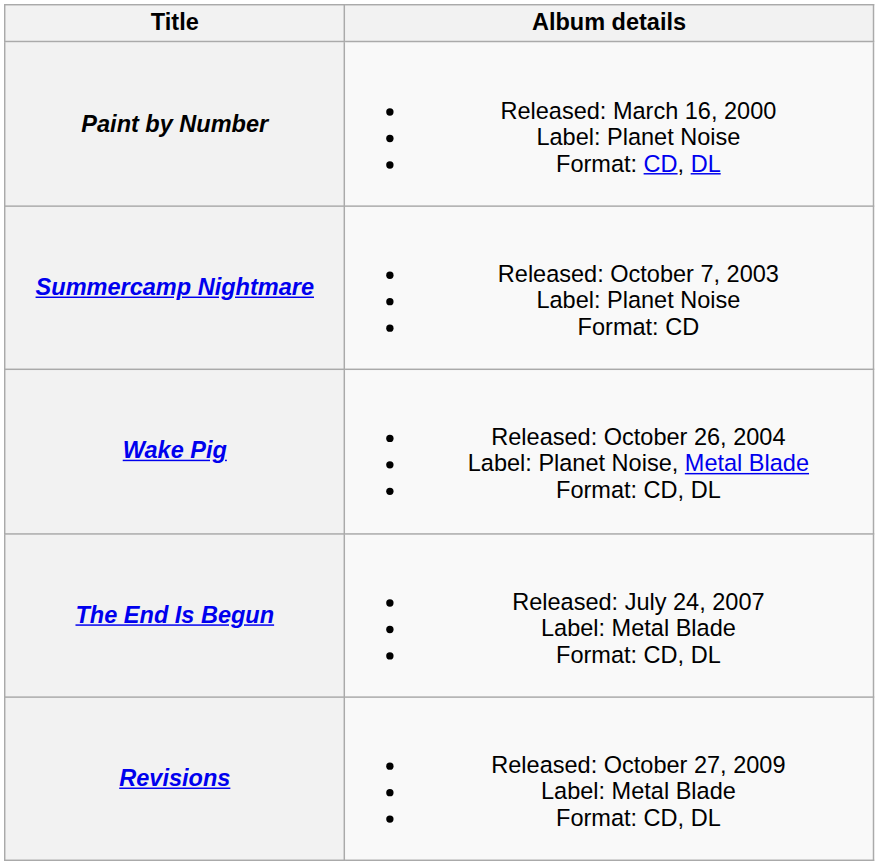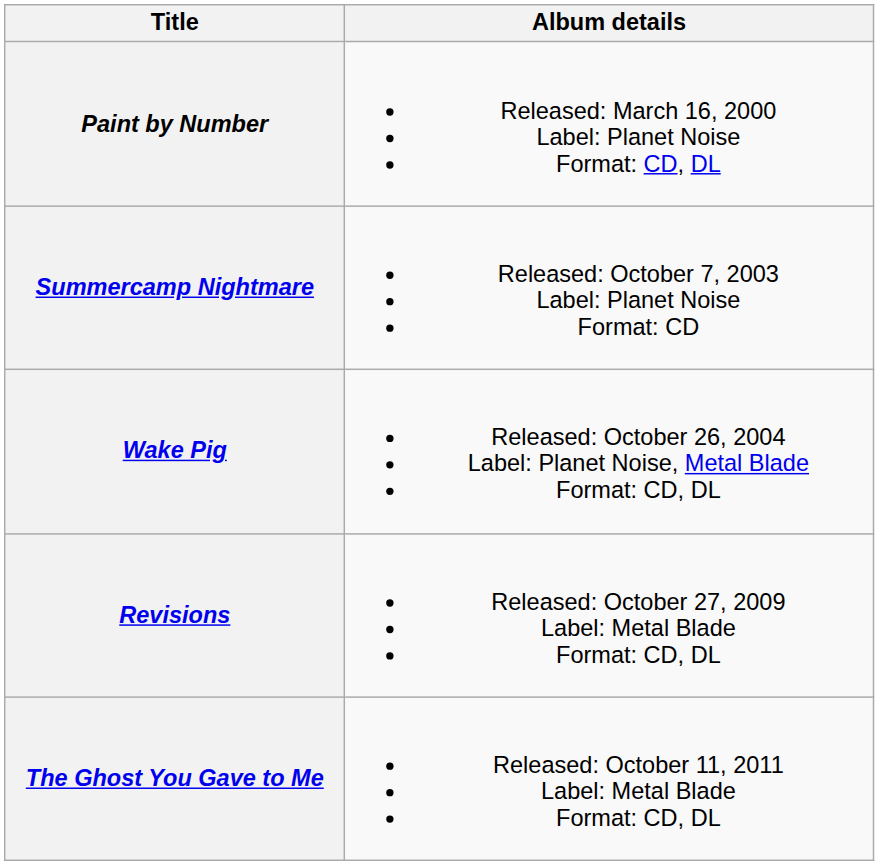- row: (175, 614)
+ row: (175, 778)
